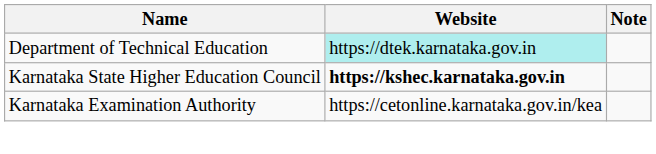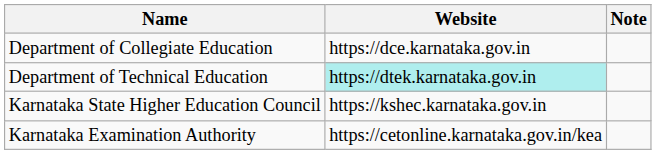+ row: (141, 47)
(447, 76) bold -> (438, 105) normal
